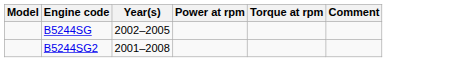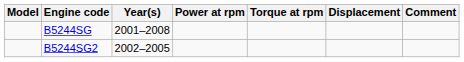+ column: (364, 13)
(142, 30) 2002–2005 -> (142, 30) 2001–2008
(142, 48) 2001–2008 -> (142, 48) 2002–2005
